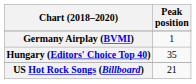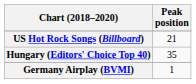rows swapped: (79, 39) <-> (79, 70)
